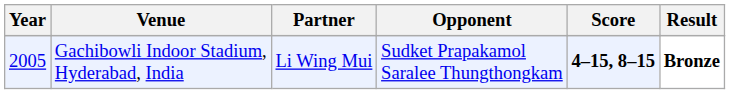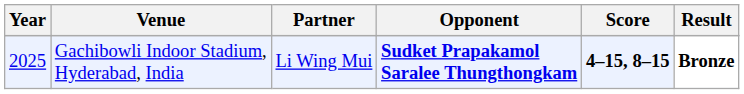(28, 61) 2005 -> (28, 61) 2025
(472, 61) normal -> (479, 61) bold
